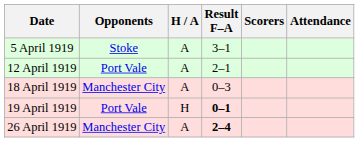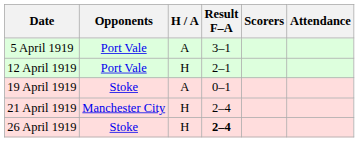(124, 48) Stoke -> (124, 48) Port Vale
(185, 68) A -> (185, 68) H
- row: (42, 87)
(124, 107) Port Vale -> (124, 87) Stoke
(185, 107) H -> (185, 87) A
(221, 107) bold -> (221, 87) normal
+ row: (42, 107)
(124, 127) Manchester City -> (124, 127) Stoke
(185, 127) A -> (185, 127) H
